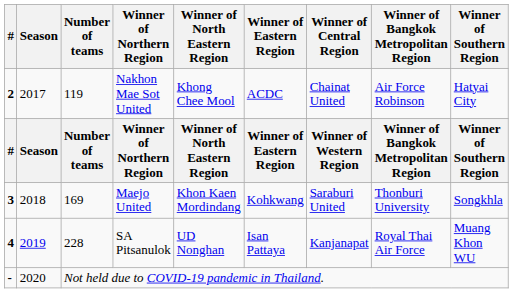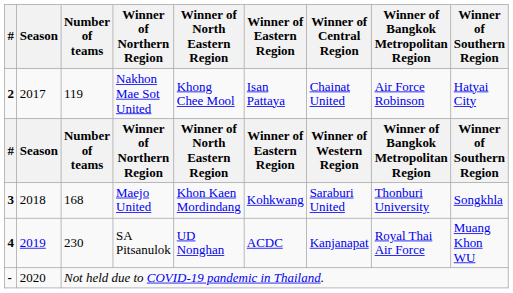(265, 93) ACDC -> (266, 93) Isan Pattaya
(74, 200) 169 -> (74, 200) 168
(74, 242) 228 -> (74, 242) 230
(266, 242) Isan Pattaya -> (265, 242) ACDC
